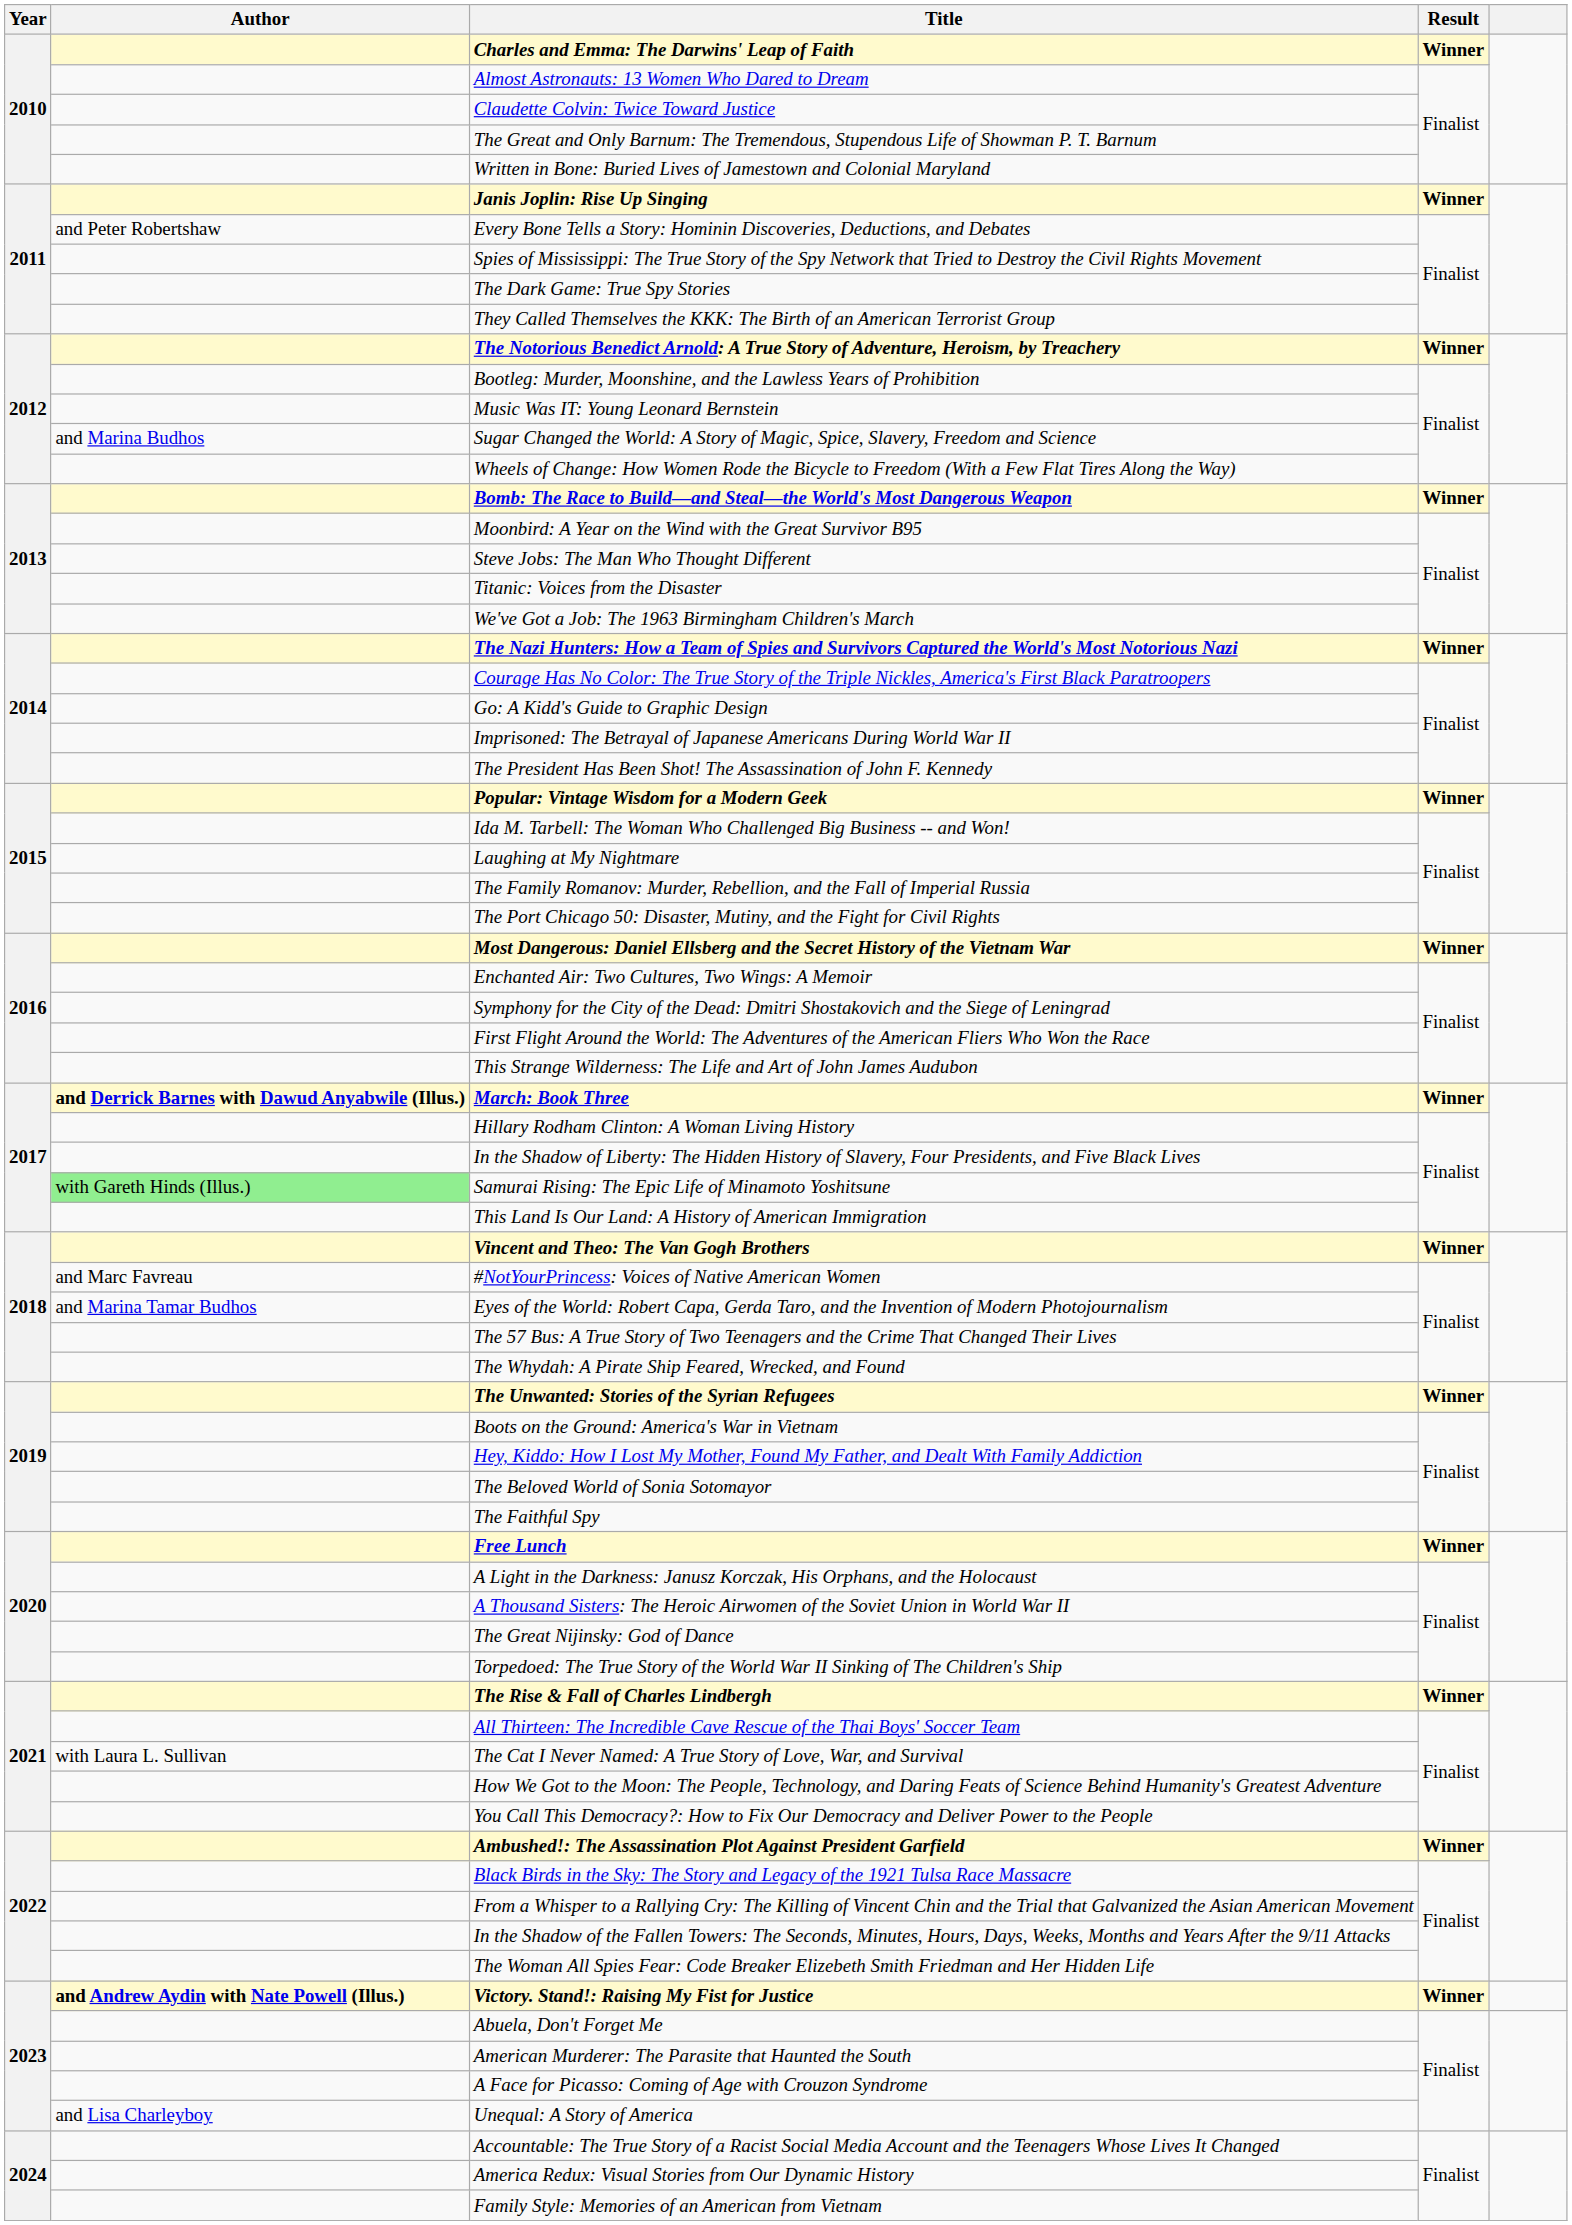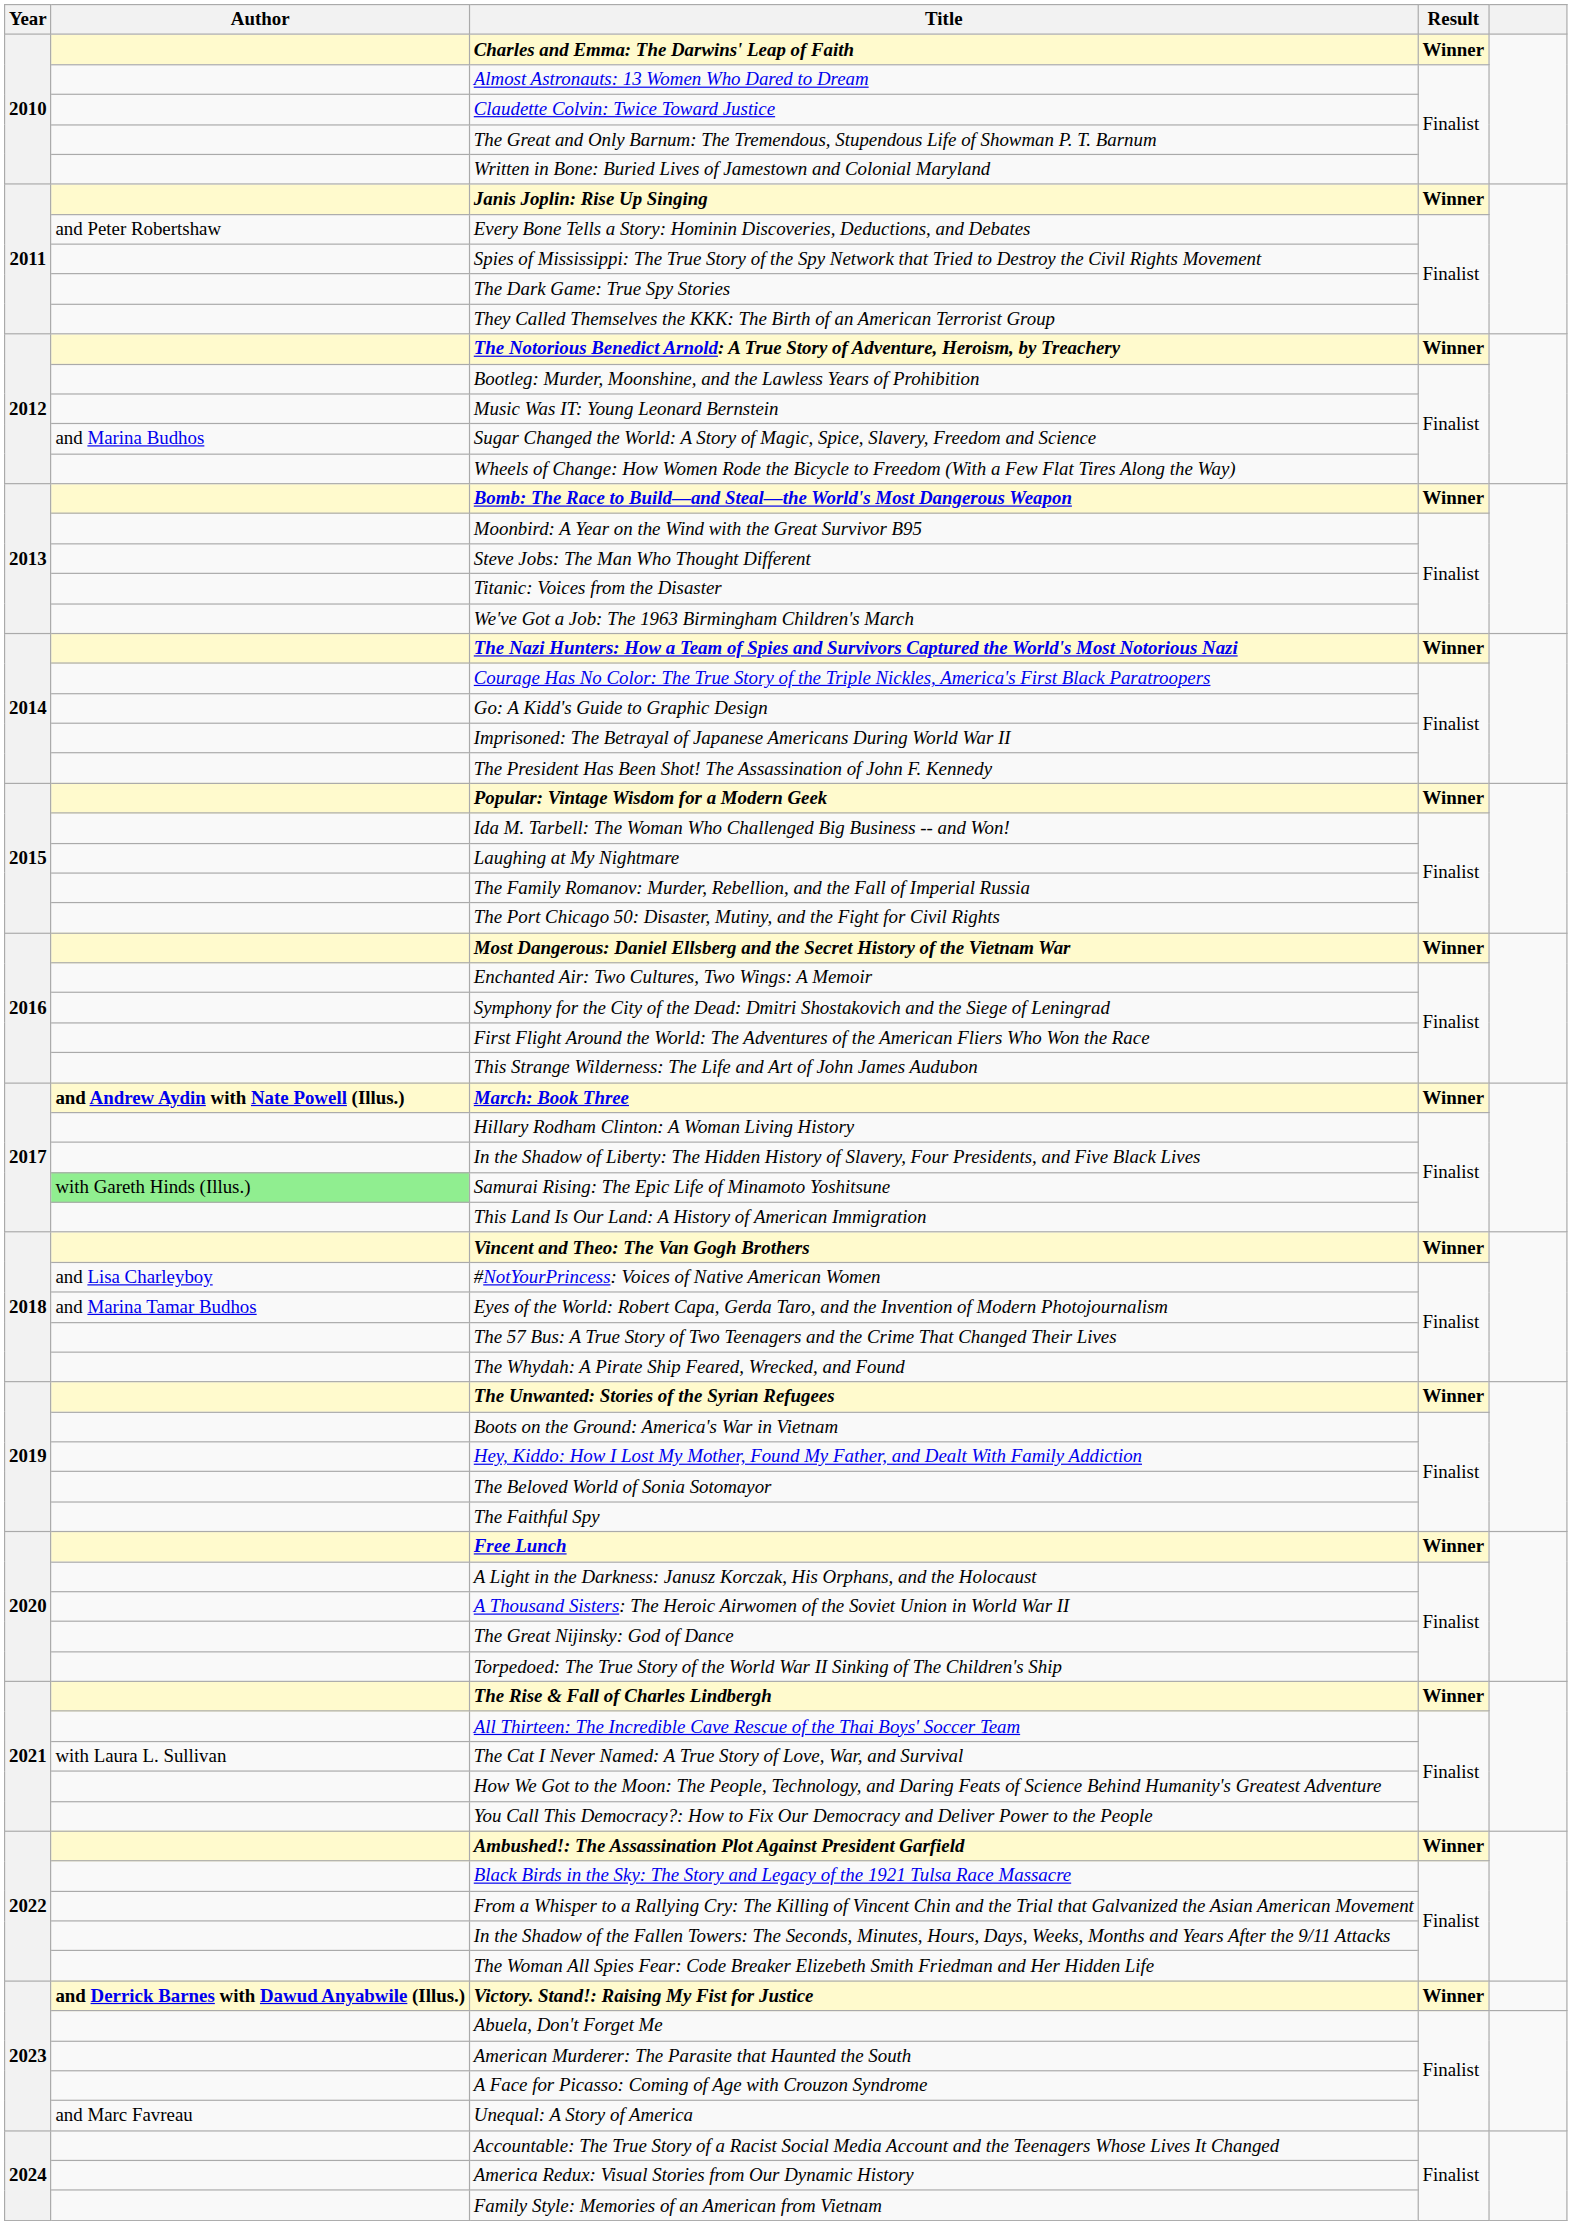(260, 1097) and Derrick Barnes with Dawud Anyabwile (Illus.) -> (230, 1097) and Andrew Aydin with Nate Powell (Illus.)
(124, 1277) and Marc Favreau -> (134, 1277) and Lisa Charleyboy
(230, 1995) and Andrew Aydin with Nate Powell (Illus.) -> (260, 1995) and Derrick Barnes with Dawud Anyabwile (Illus.)
(134, 2115) and Lisa Charleyboy -> (124, 2115) and Marc Favreau
